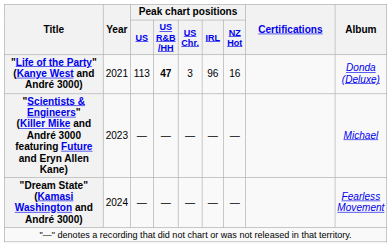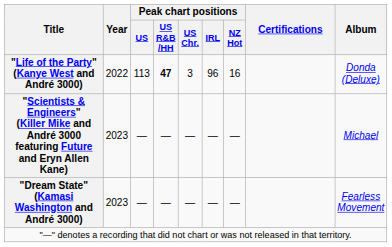(117, 74) 2021 -> (117, 74) 2022
(117, 202) 2024 -> (117, 202) 2023
